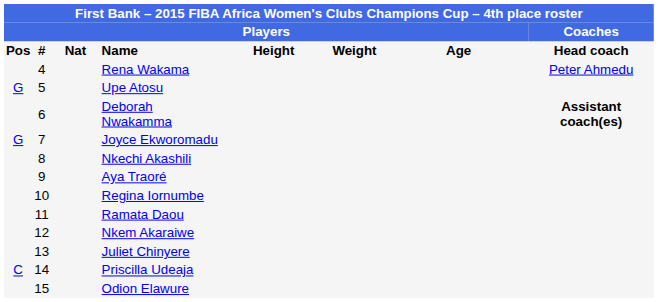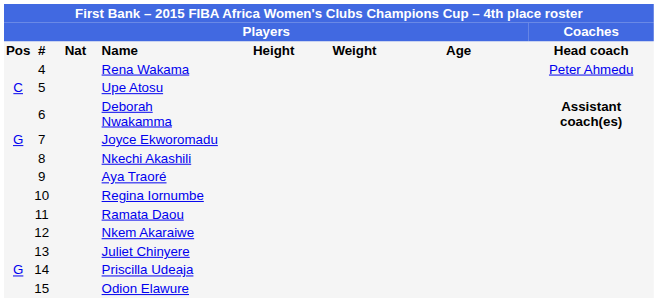(18, 88) G -> (18, 88) C
(18, 270) C -> (18, 270) G
